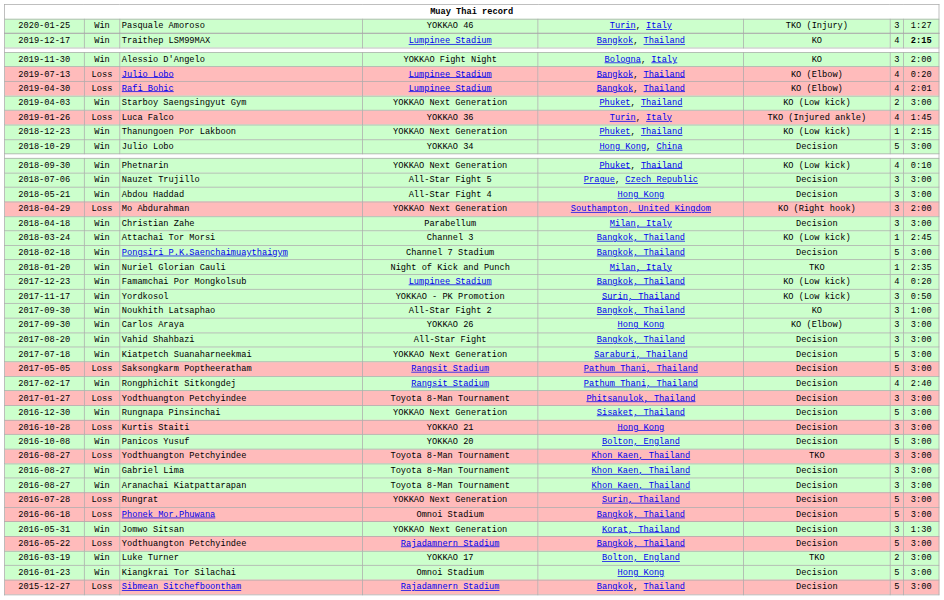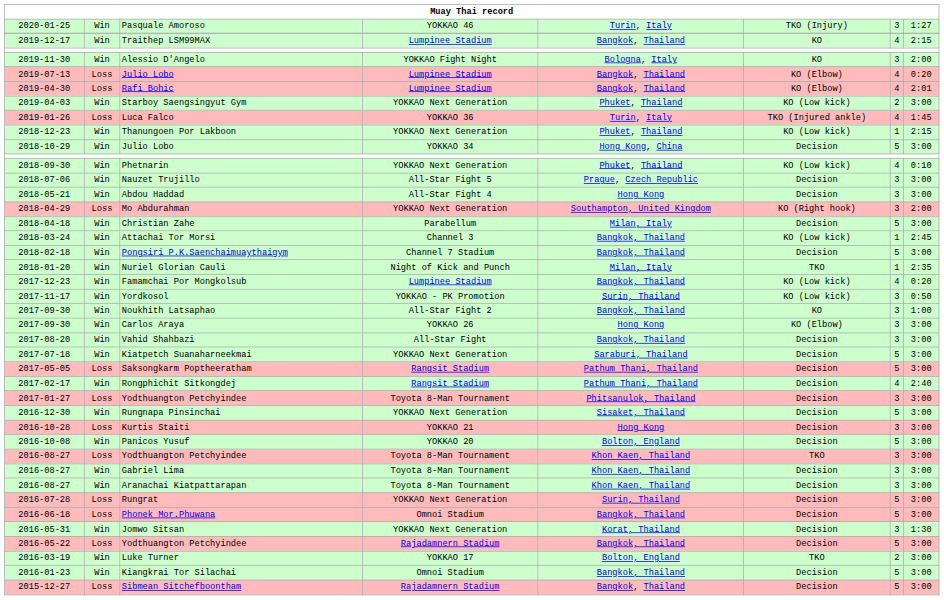(921, 40) bold -> (921, 40) normal
(897, 223) 3 -> (897, 223) 5
(641, 572) Hong Kong -> (641, 572) Bangkok, Thailand
